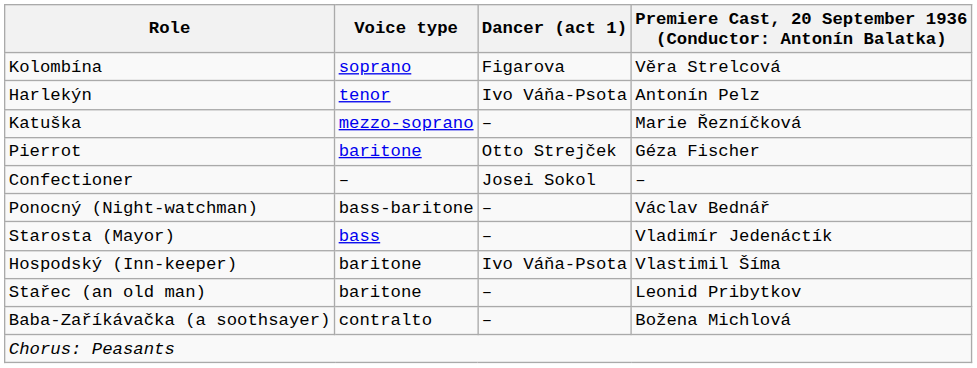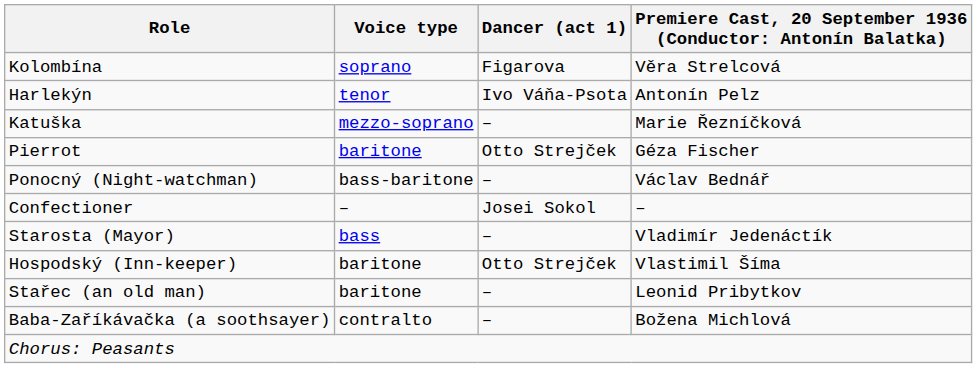rows swapped: (71, 180) <-> (133, 208)
(554, 264) Ivo Váňa-Psota -> (549, 264) Otto Strejček
